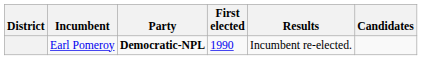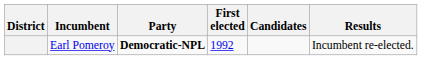columns swapped: (301, 26) <-> (386, 26)
(222, 45) 1990 -> (222, 45) 1992
